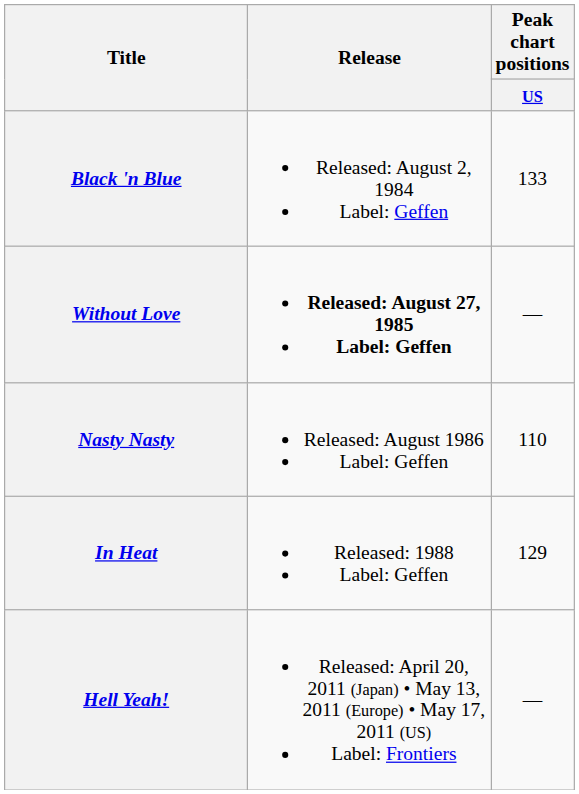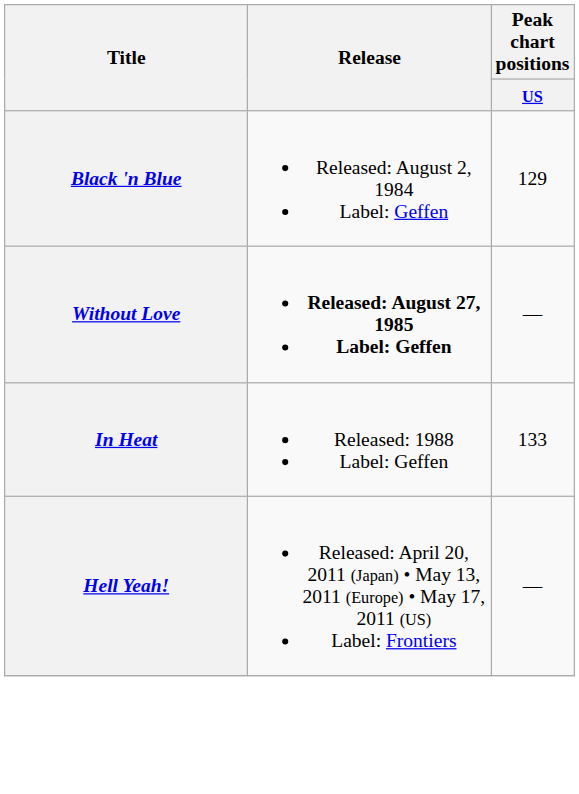(532, 178) 133 -> (532, 178) 129
- row: (126, 439)
(532, 552) 129 -> (532, 439) 133
